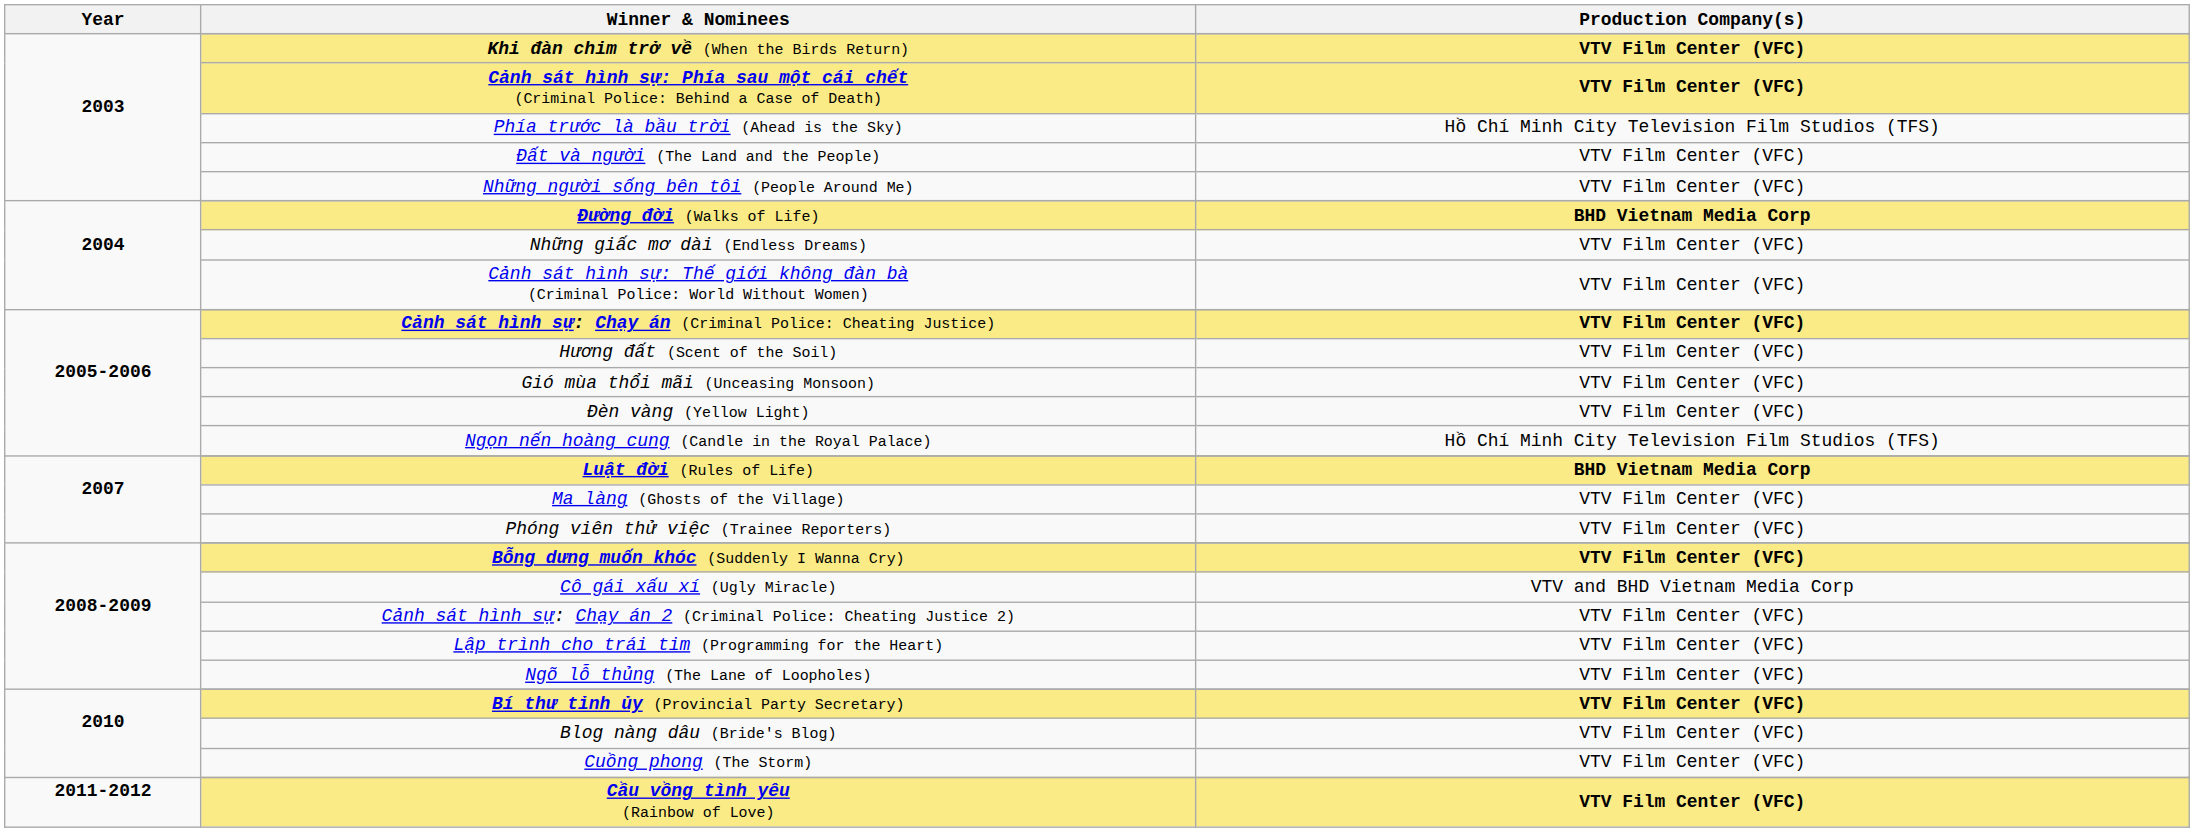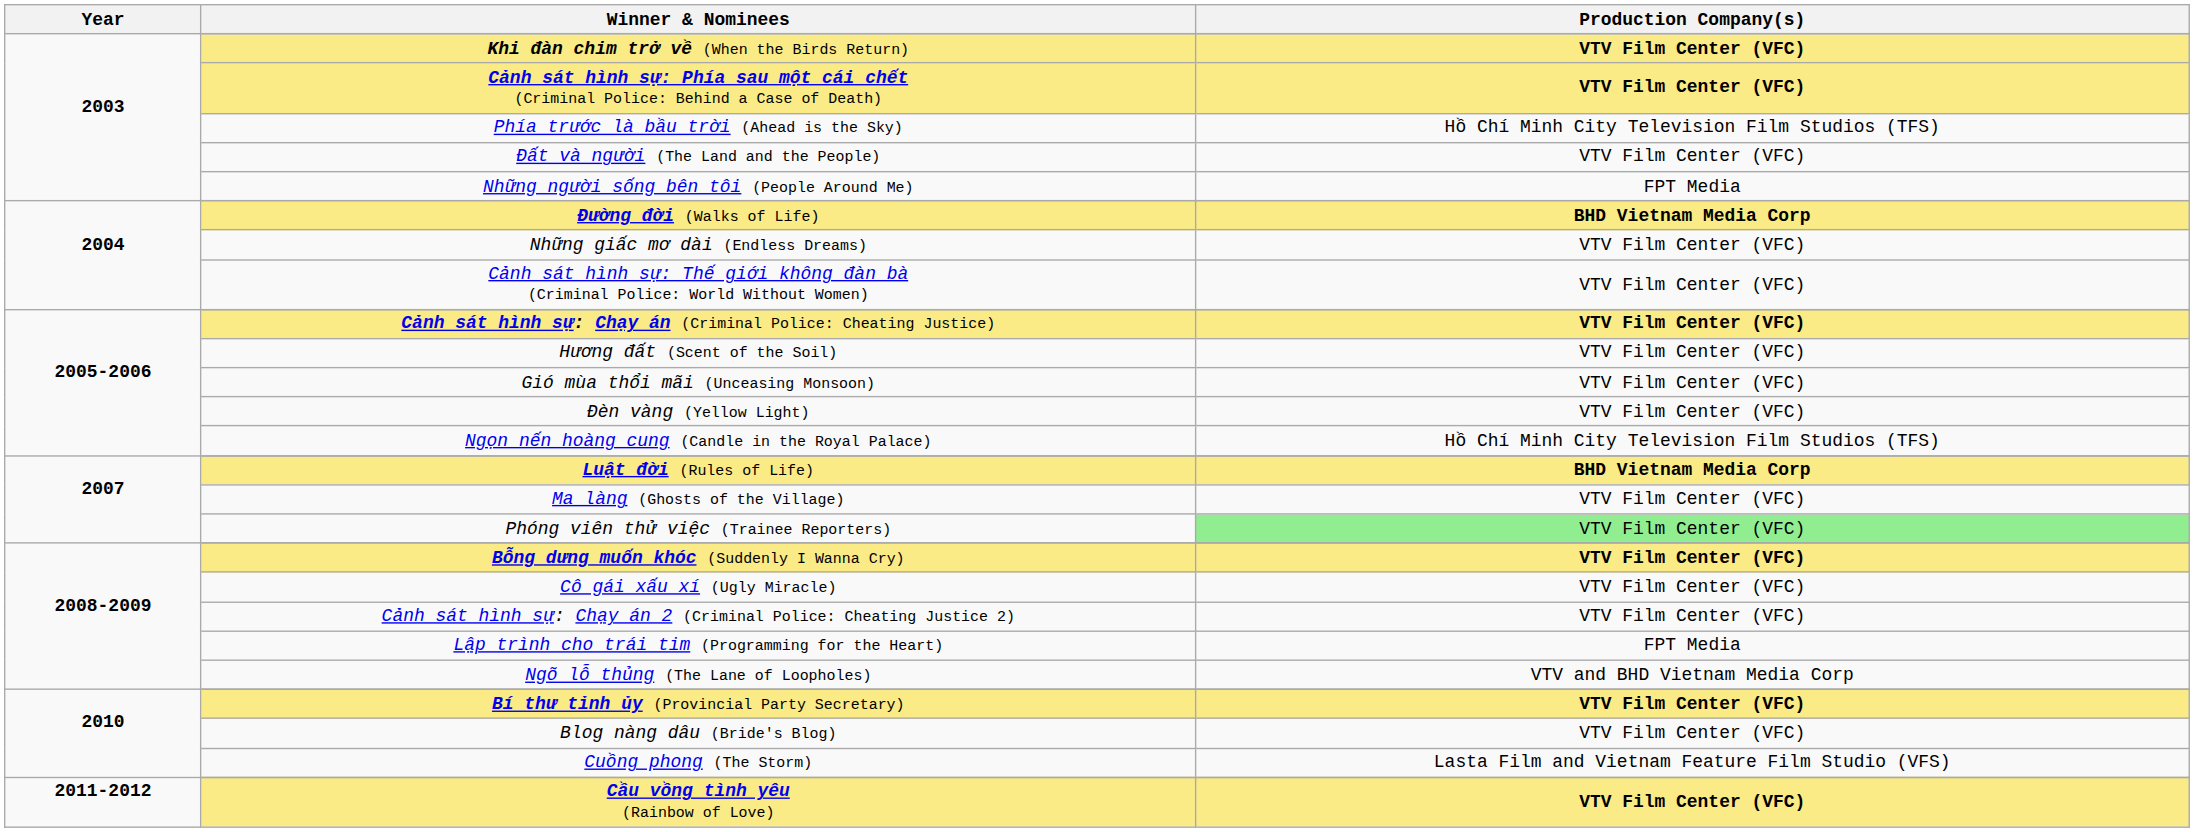(1692, 186) VTV Film Center (VFC) -> (1692, 186) FPT Media
(1692, 529) no background -> (1692, 529) lightgreen background
(1692, 587) VTV and BHD Vietnam Media Corp -> (1692, 587) VTV Film Center (VFC)
(1692, 645) VTV Film Center (VFC) -> (1692, 645) FPT Media
(1692, 675) VTV Film Center (VFC) -> (1692, 675) VTV and BHD Vietnam Media Corp
(1692, 762) VTV Film Center (VFC) -> (1692, 762) Lasta Film and Vietnam Feature Film Studio (VFS)
